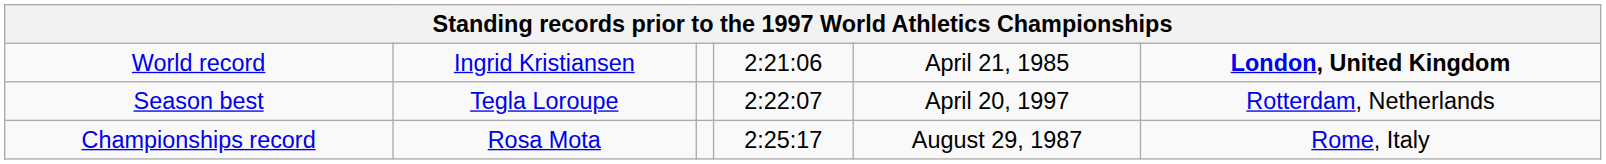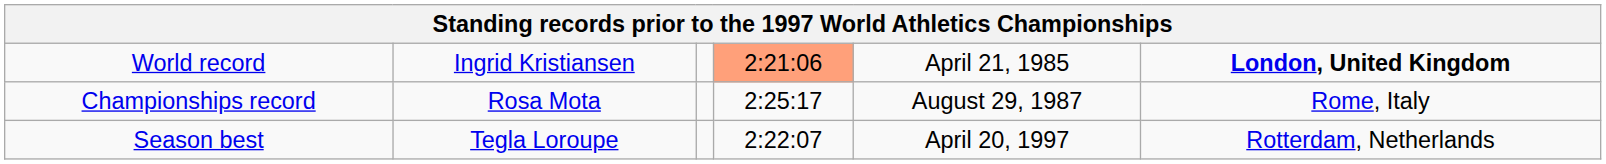(783, 62) no background -> (783, 62) lightsalmon background
rows swapped: (199, 139) <-> (199, 100)
